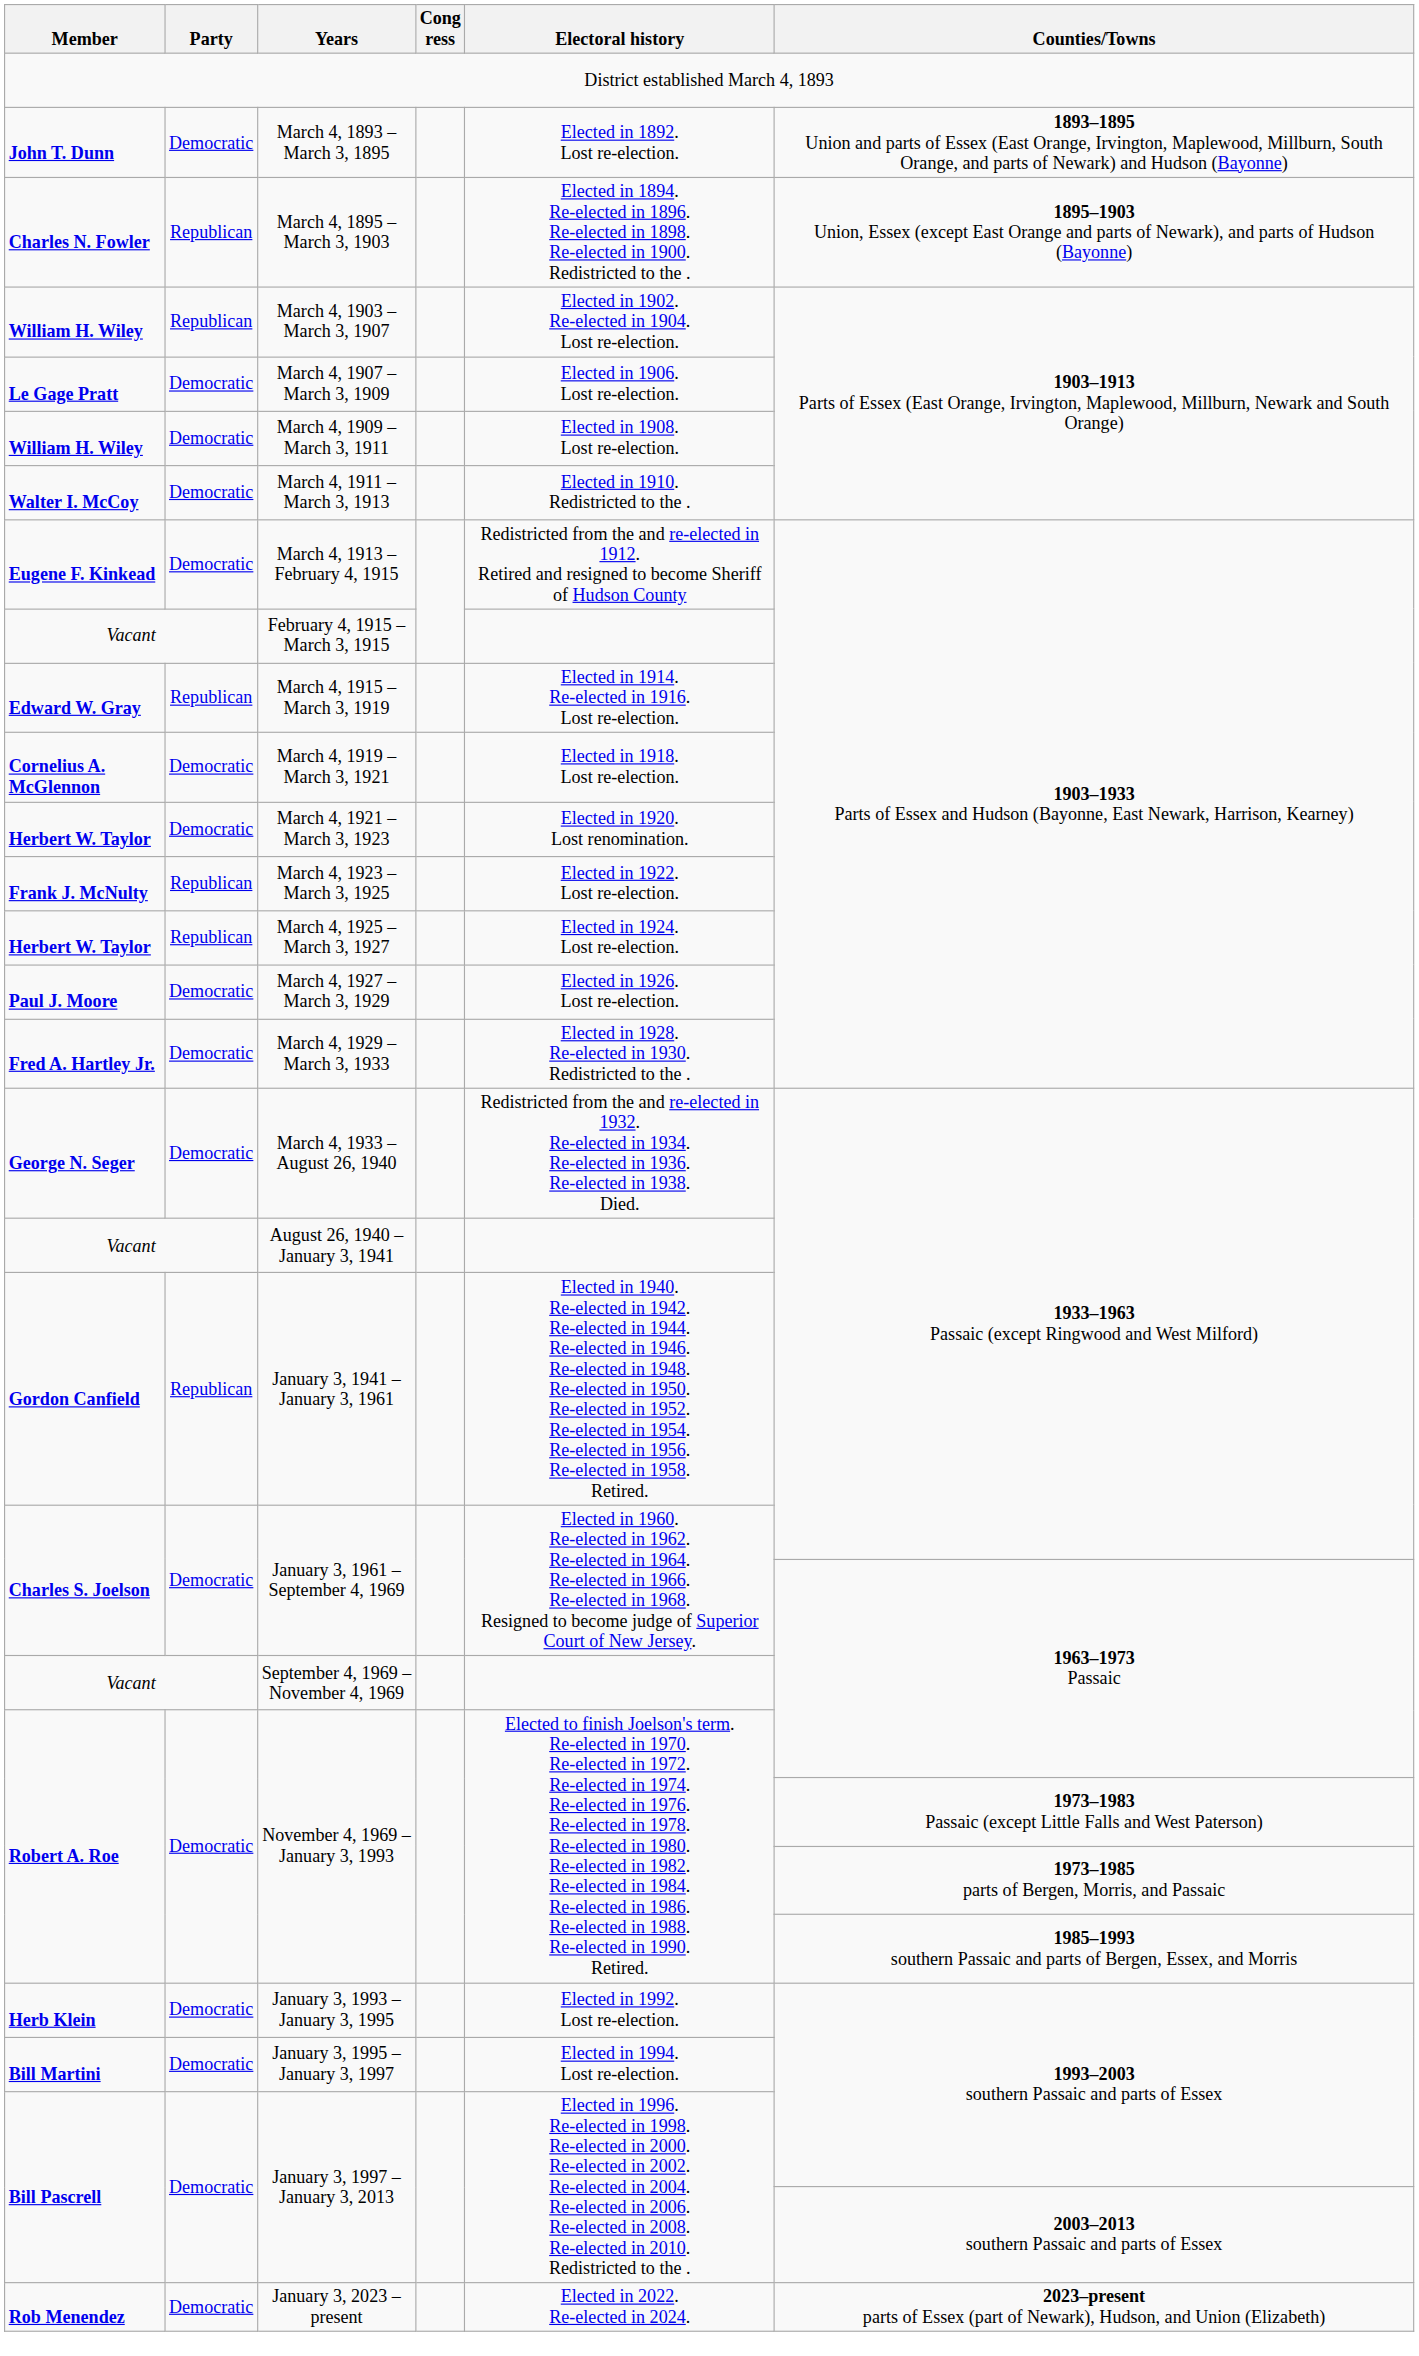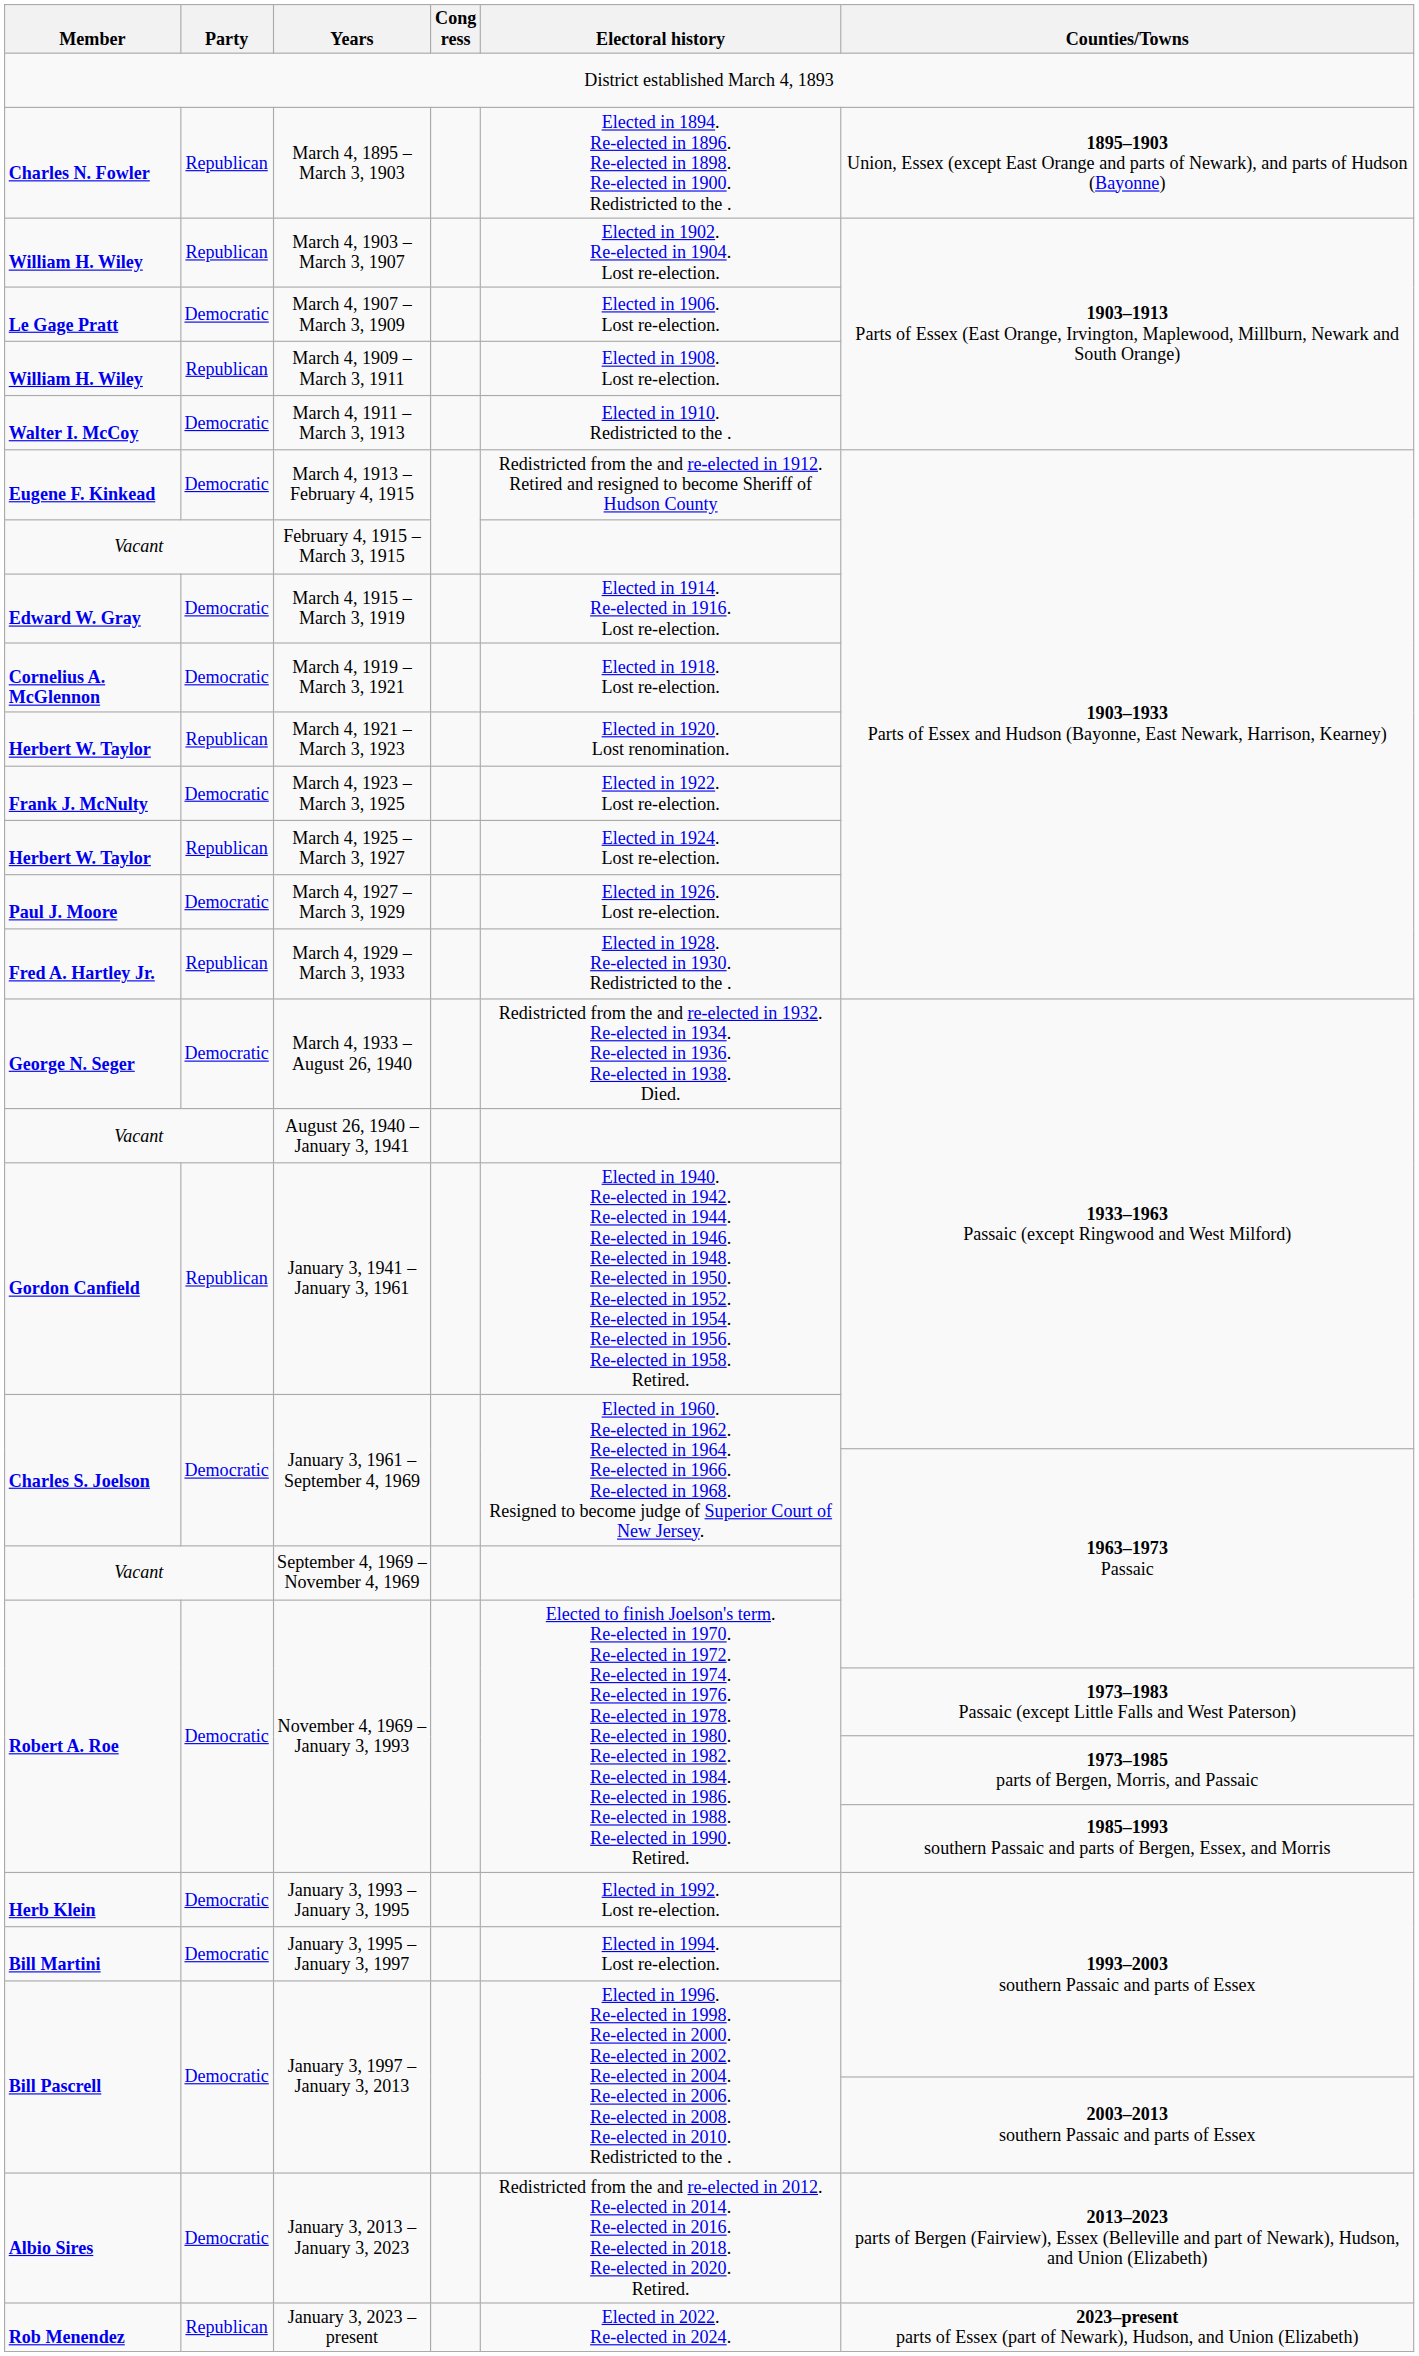- row: (61, 152)
(211, 437) Democratic -> (227, 368) Republican
(211, 697) Republican -> (227, 608) Democratic
(211, 828) Democratic -> (227, 739) Republican
(211, 883) Republican -> (227, 793) Democratic
(211, 1053) Democratic -> (227, 963) Republican
+ row: (51, 2247)
(211, 2306) Democratic -> (227, 2327) Republican
